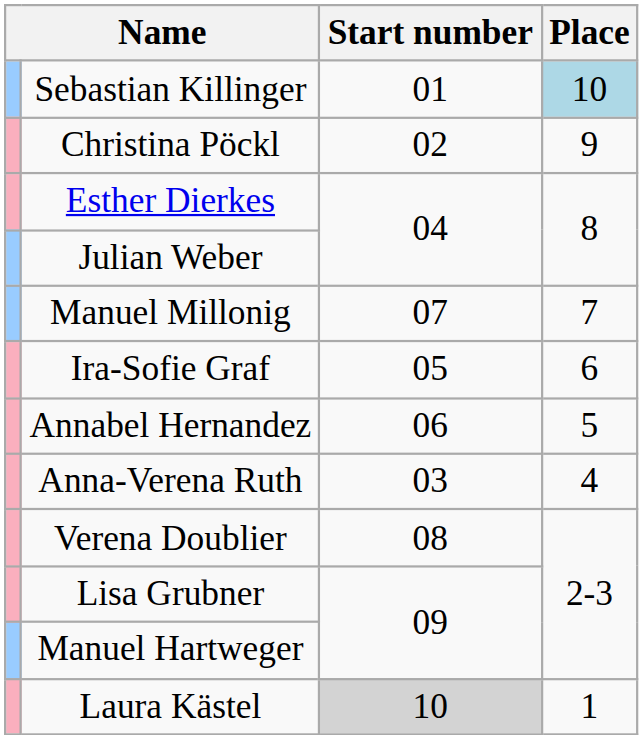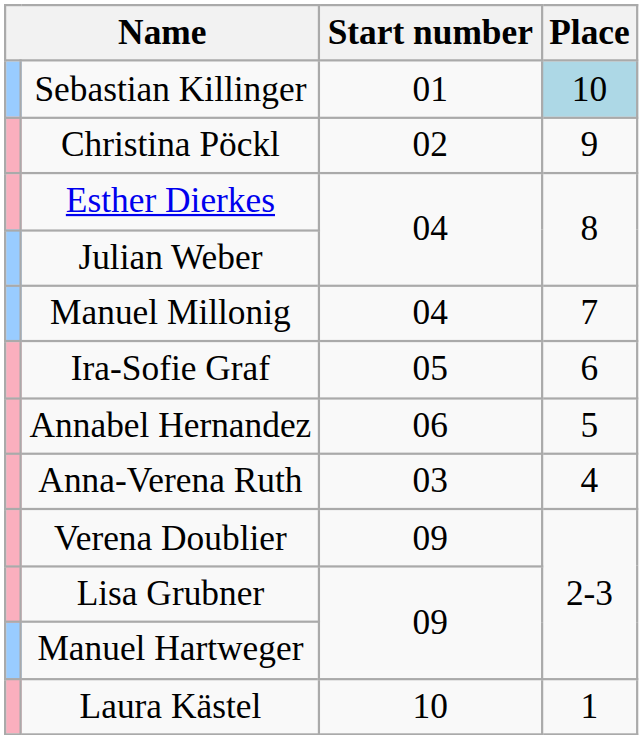(430, 312) 07 -> (430, 312) 04
(430, 537) 08 -> (430, 537) 09
(430, 705) lightgrey background -> (430, 705) no background
